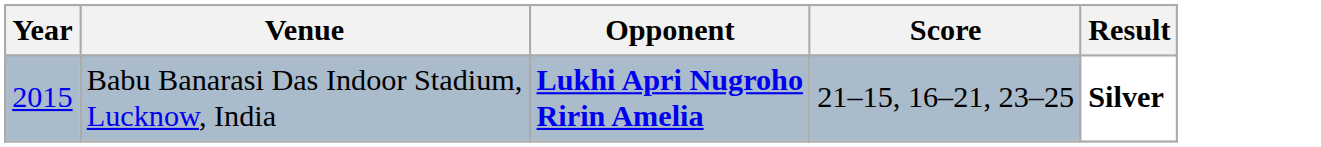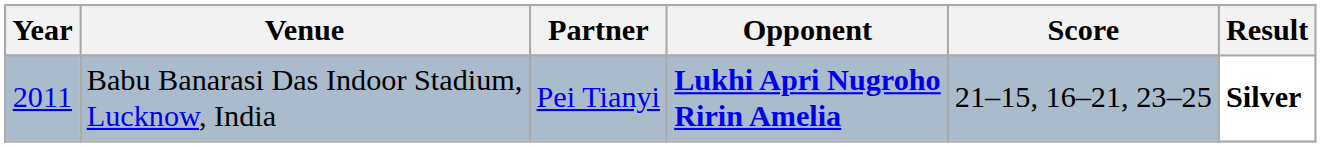+ column: (598, 29)
(42, 97) 2015 -> (42, 97) 2011
